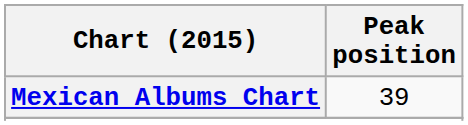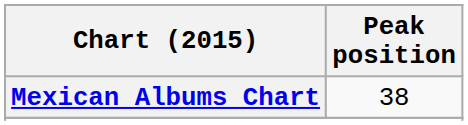(394, 98) 39 -> (394, 98) 38
